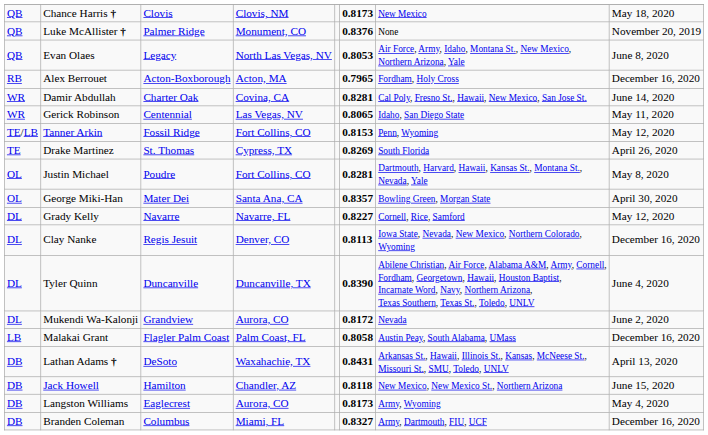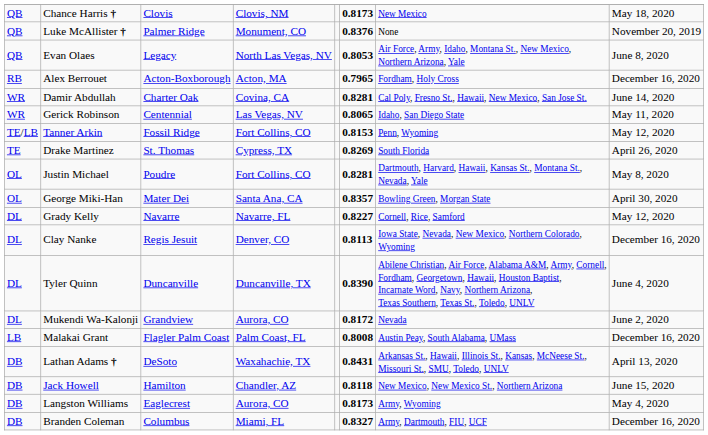(358, 337) 0.8058 -> (358, 337) 0.8008
